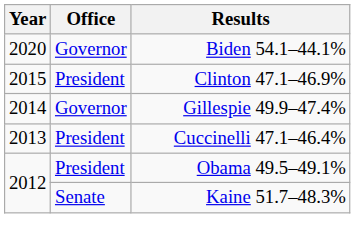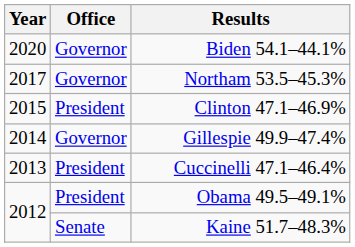+ row: (265, 78)
